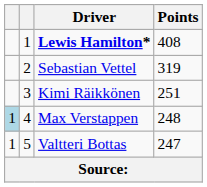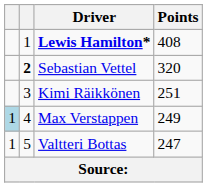(27, 67) normal -> (27, 67) bold
(169, 67) 319 -> (169, 67) 320
(169, 118) 248 -> (169, 118) 249
